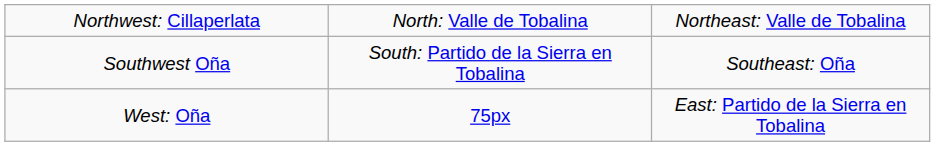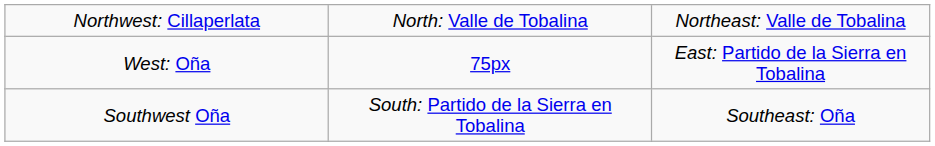rows swapped: (167, 115) <-> (167, 63)
